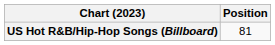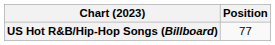(245, 31) 81 -> (245, 31) 77
